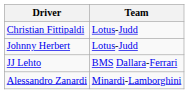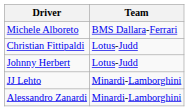+ row: (43, 30)
(135, 63) BMS Dallara-Ferrari -> (137, 80) Minardi-Lamborghini
